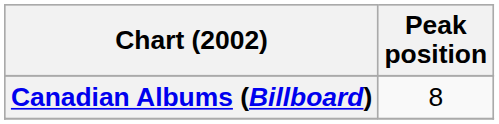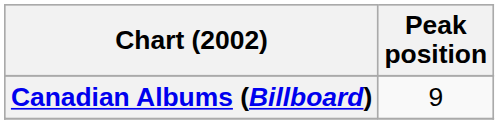(436, 97) 8 -> (436, 97) 9
